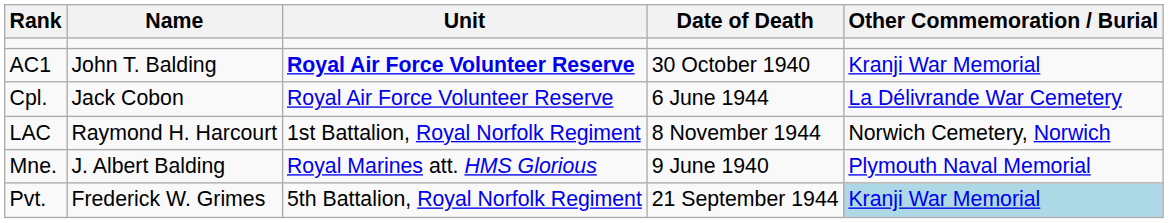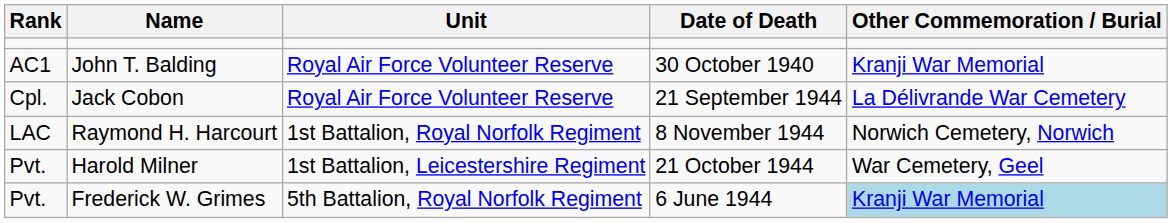(461, 64) bold -> (450, 64) normal
(710, 98) 6 June 1944 -> (749, 98) 21 September 1944
- row: (148, 166)
+ row: (135, 166)
(745, 199) 21 September 1944 -> (714, 199) 6 June 1944
